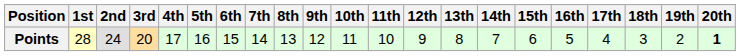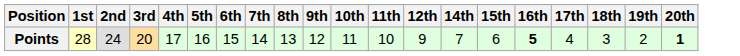- column: (459, 16)
(570, 39) normal -> (533, 39) bold
